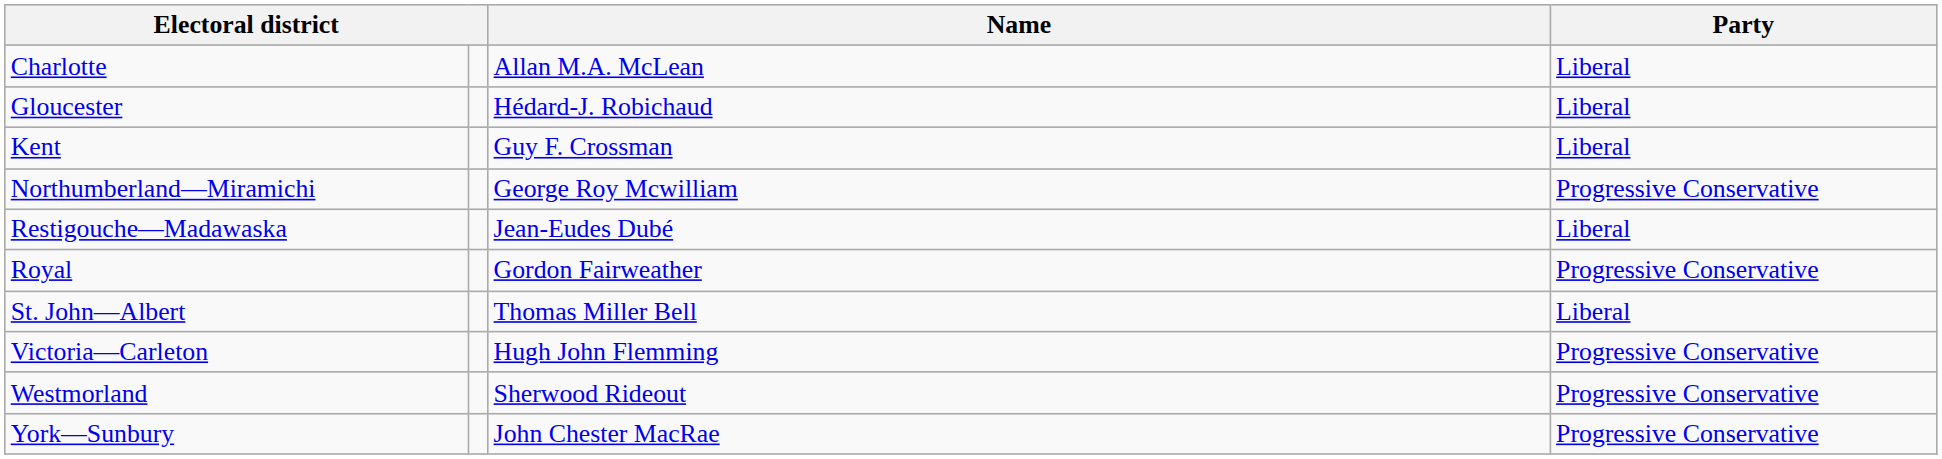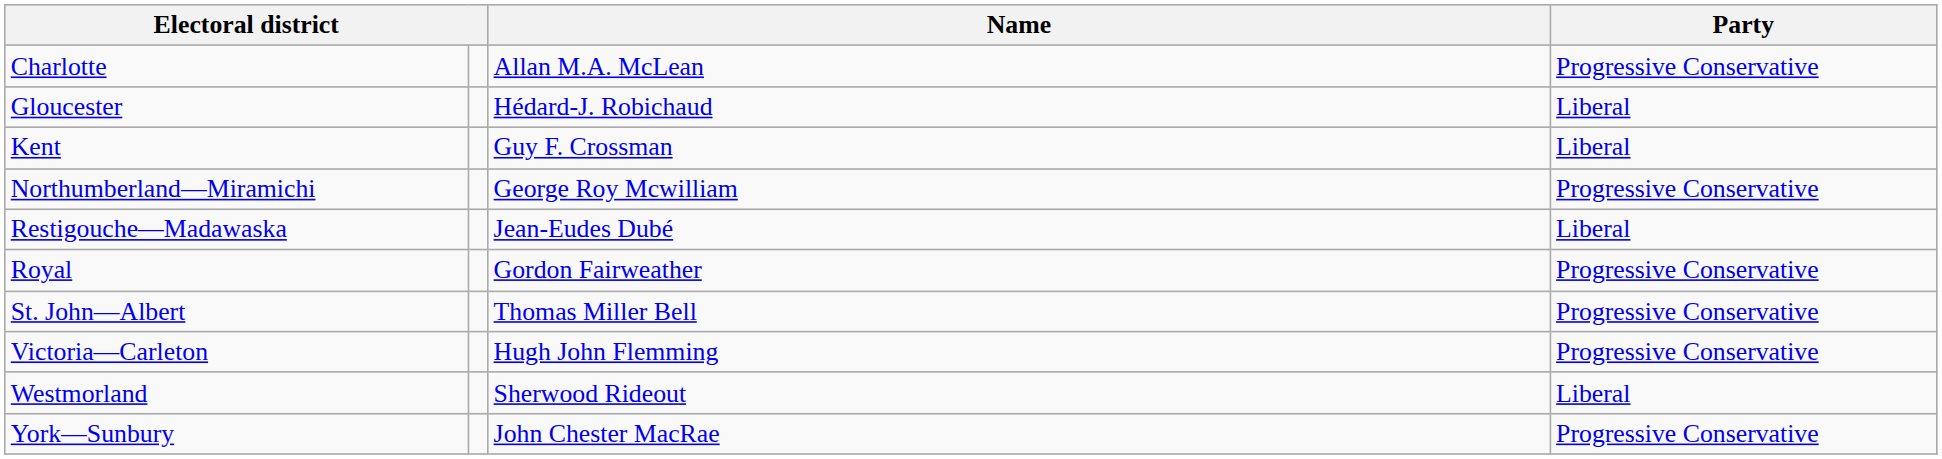(1593, 65) Liberal -> (1687, 65) Progressive Conservative
(1593, 310) Liberal -> (1687, 310) Progressive Conservative
(1687, 392) Progressive Conservative -> (1593, 392) Liberal
